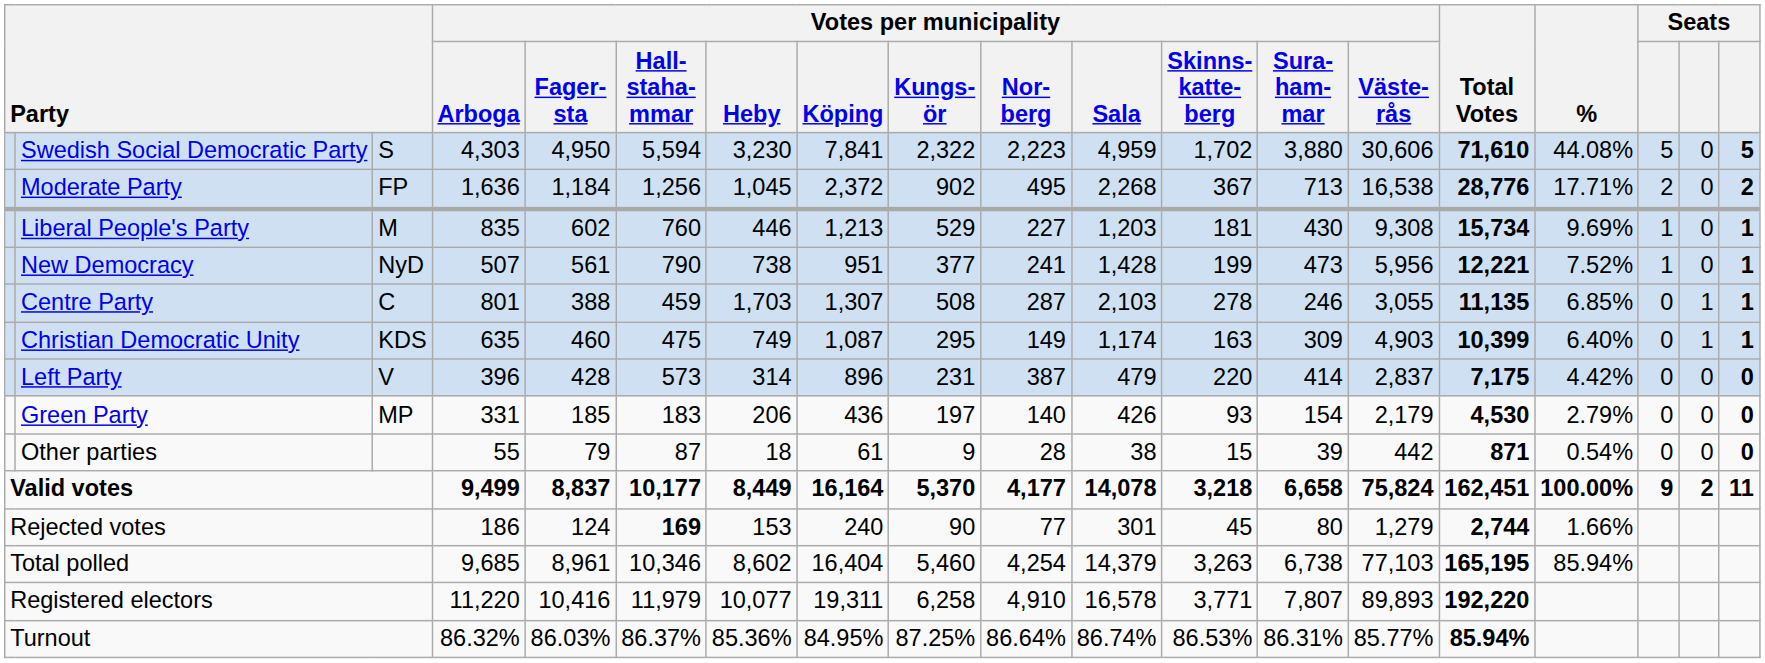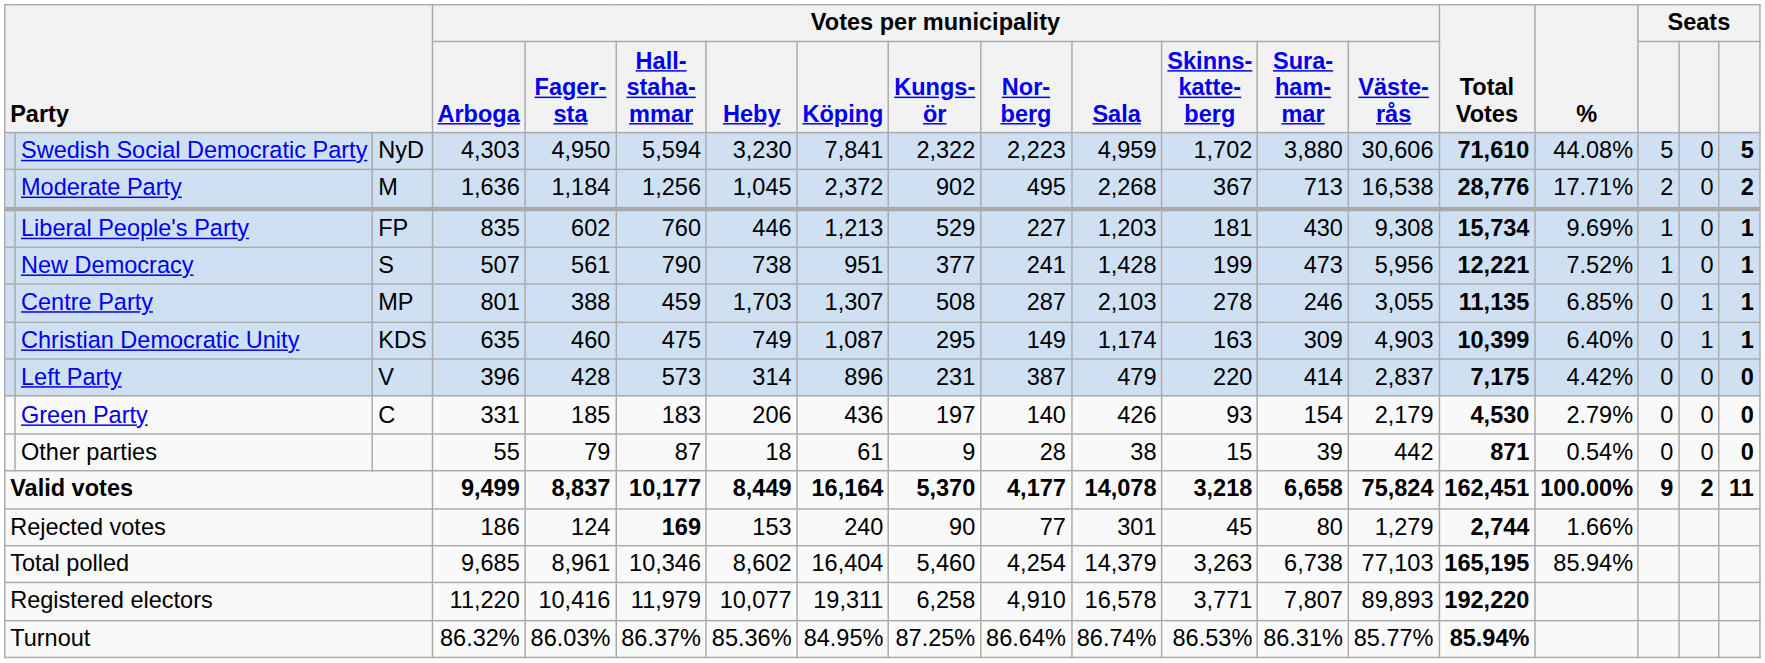(386, 150) S -> (401, 150) NyD
(393, 187) FP -> (388, 187) M
(388, 228) M -> (393, 228) FP
(401, 265) NyD -> (386, 265) S
(387, 302) C -> (396, 302) MP
(396, 414) MP -> (387, 414) C
